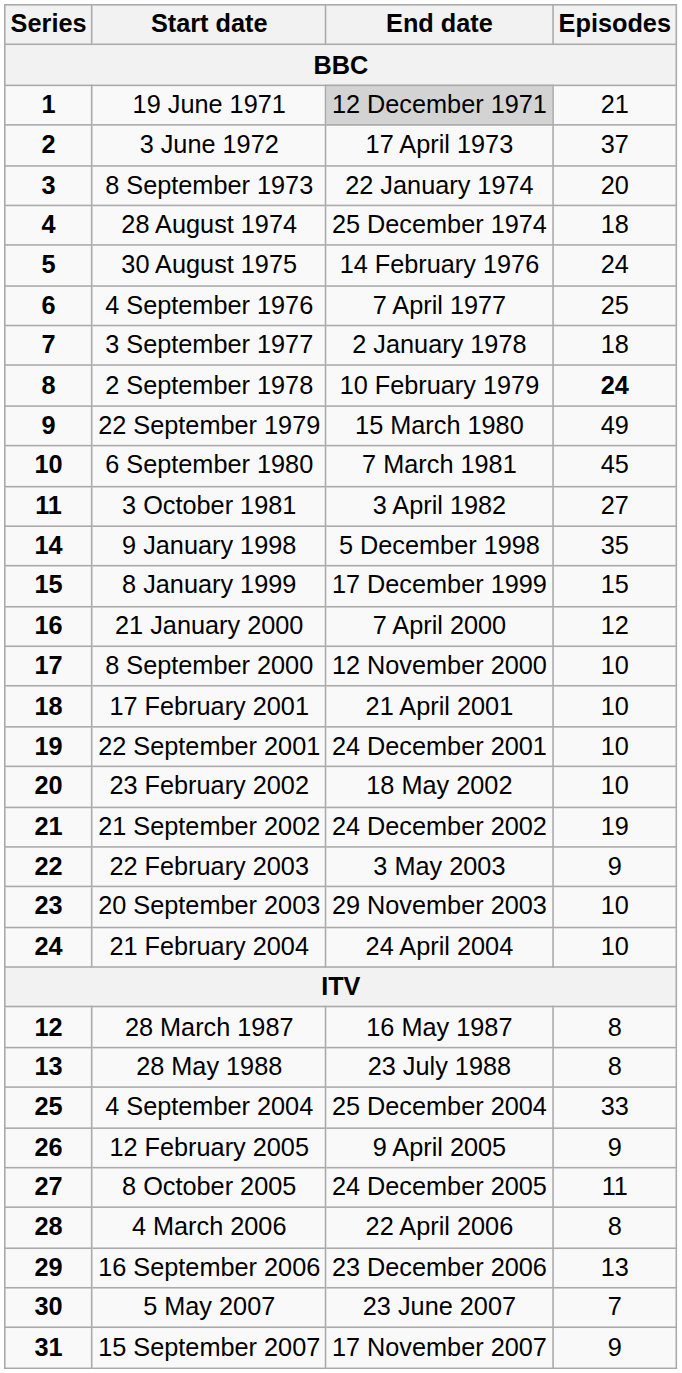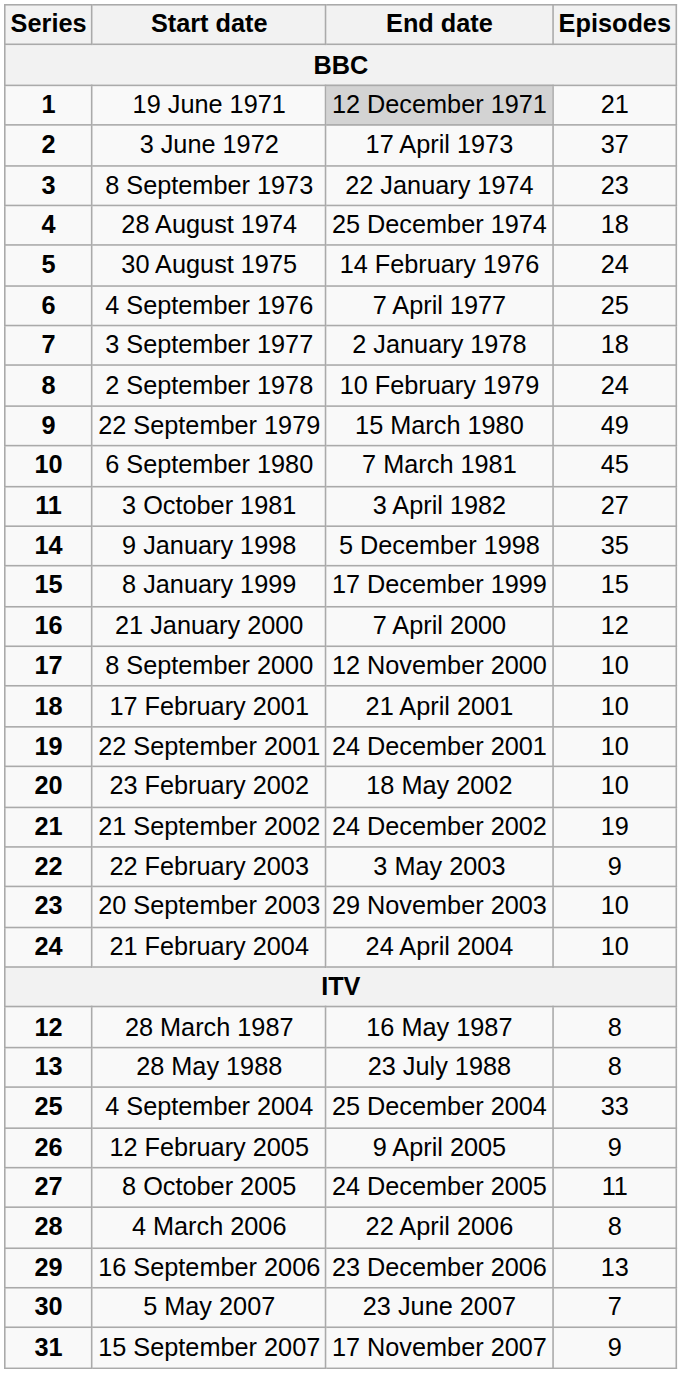(615, 184) 20 -> (615, 184) 23
(615, 385) bold -> (615, 385) normal
